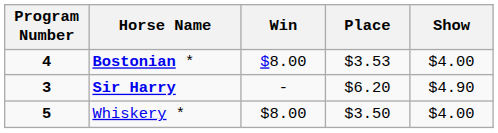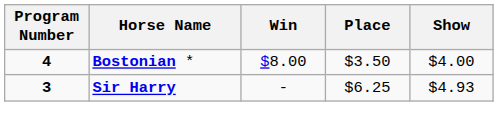(367, 62) $3.53 -> (367, 62) $3.50
(367, 88) $6.20 -> (367, 88) $6.25
(451, 88) $4.90 -> (451, 88) $4.93
- row: (139, 114)
